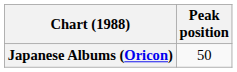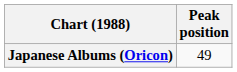(204, 55) 50 -> (204, 55) 49
